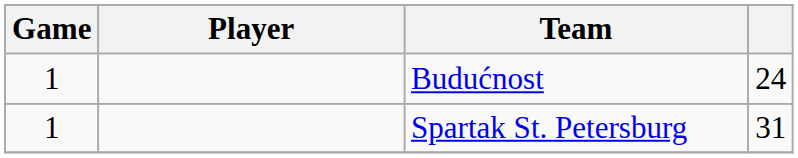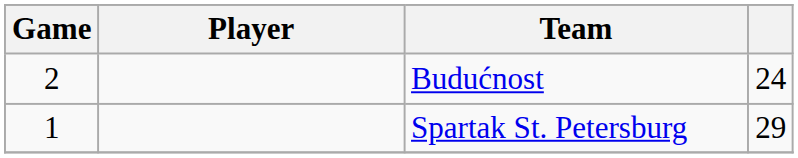(52, 78) 1 -> (52, 78) 2
(771, 127) 31 -> (771, 127) 29
